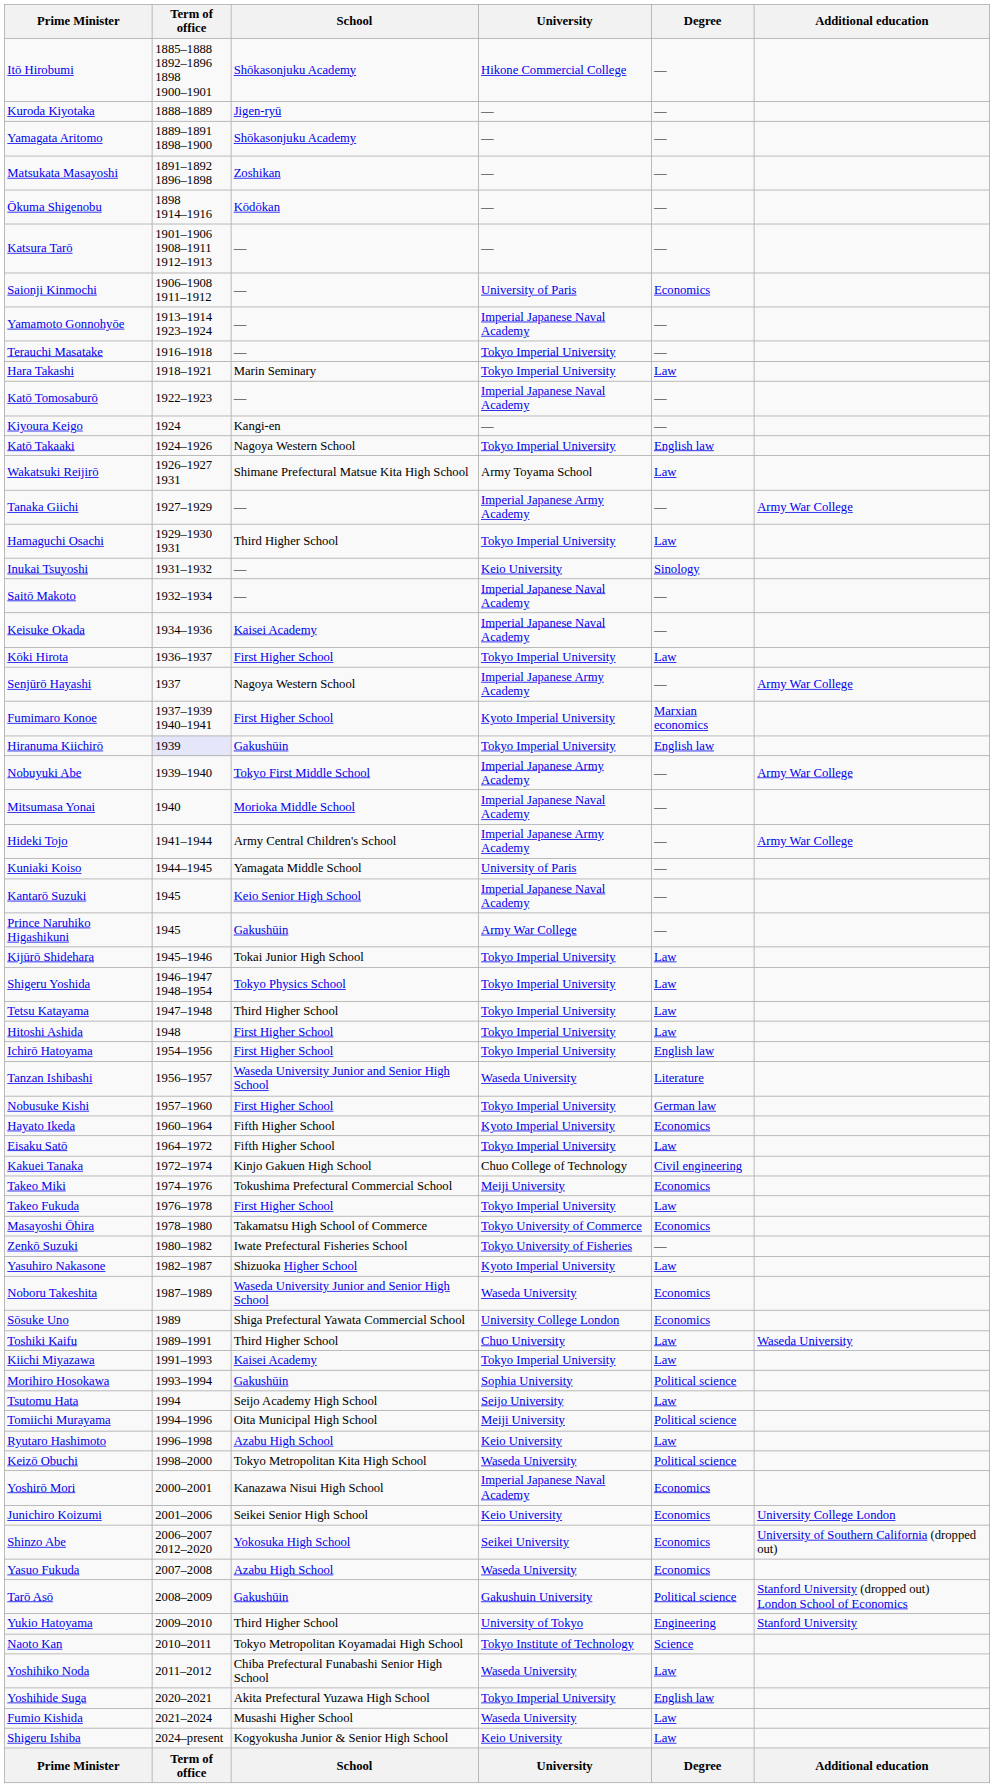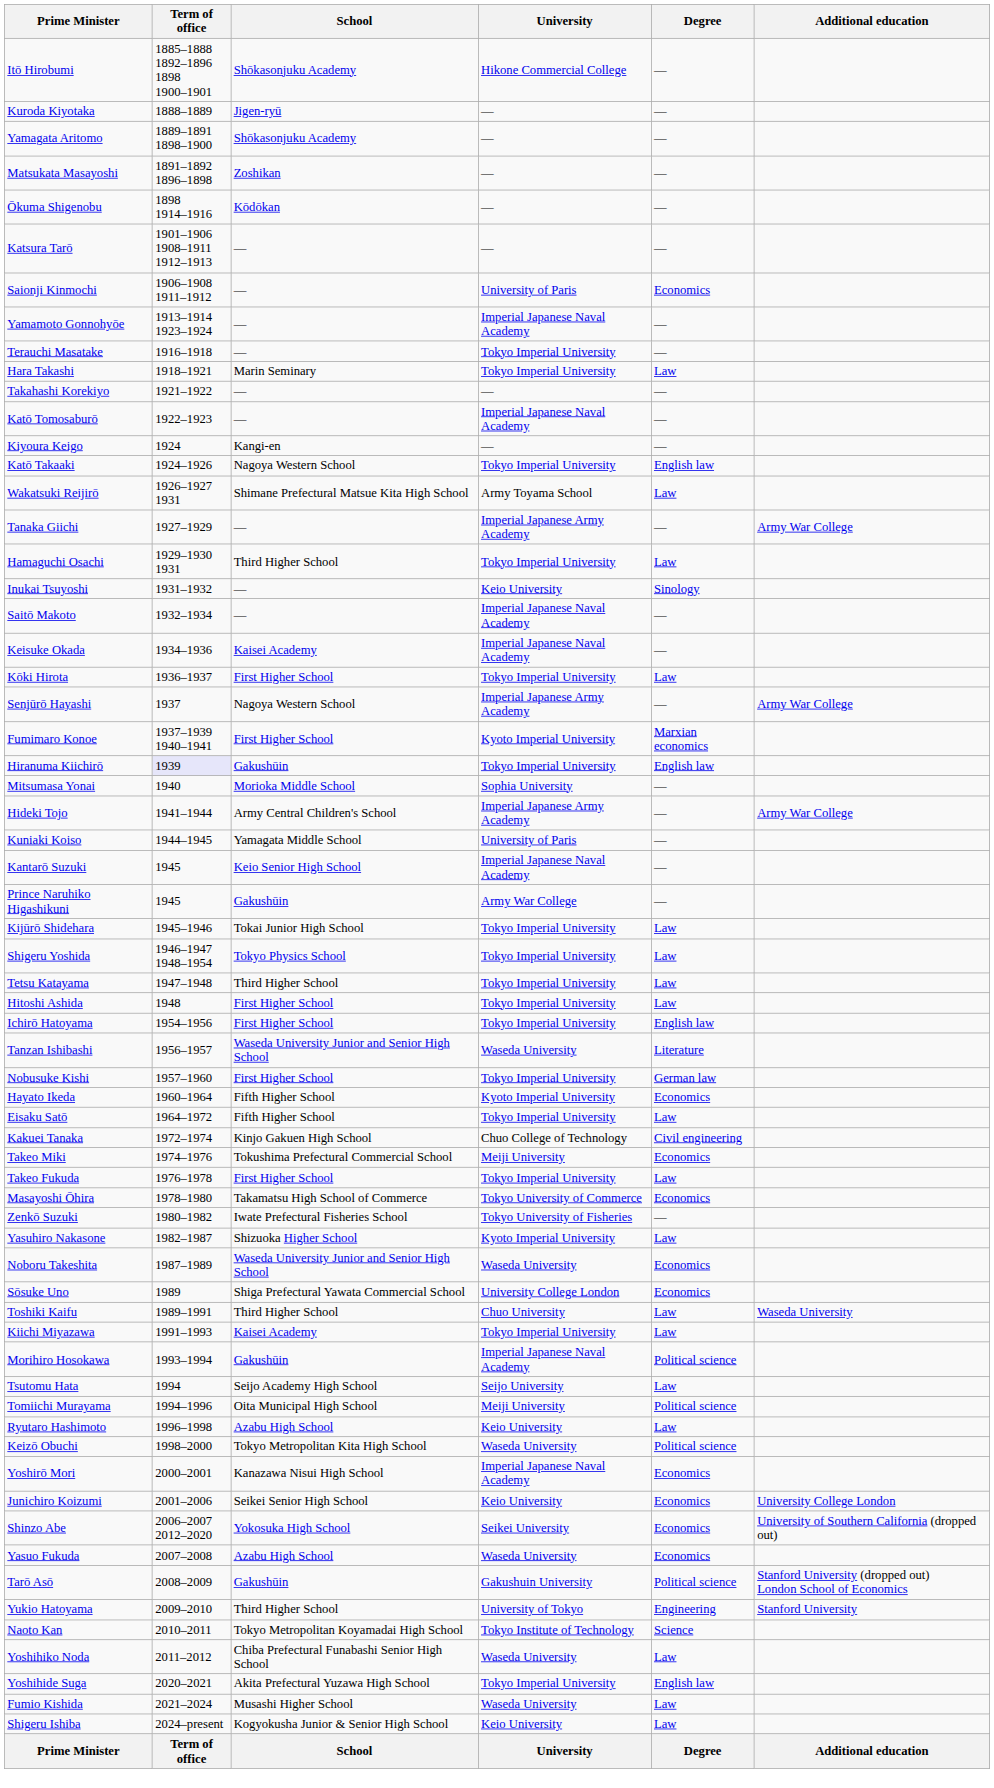+ row: (58, 391)
- row: (44, 772)
(543, 807) Imperial Japanese Naval Academy -> (527, 785) Sophia University
(527, 1380) Sophia University -> (543, 1359) Imperial Japanese Naval Academy
